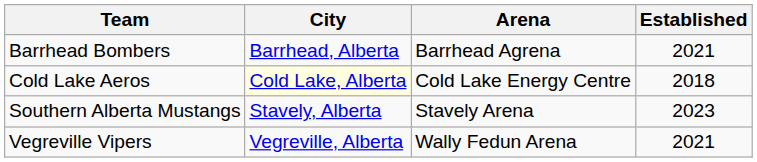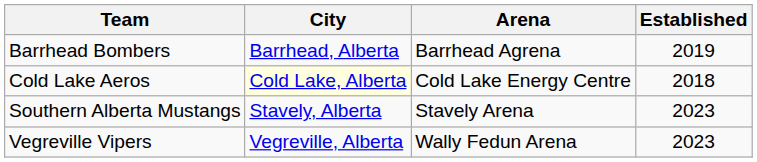(694, 50) 2021 -> (694, 50) 2019
(694, 141) 2021 -> (694, 141) 2023
